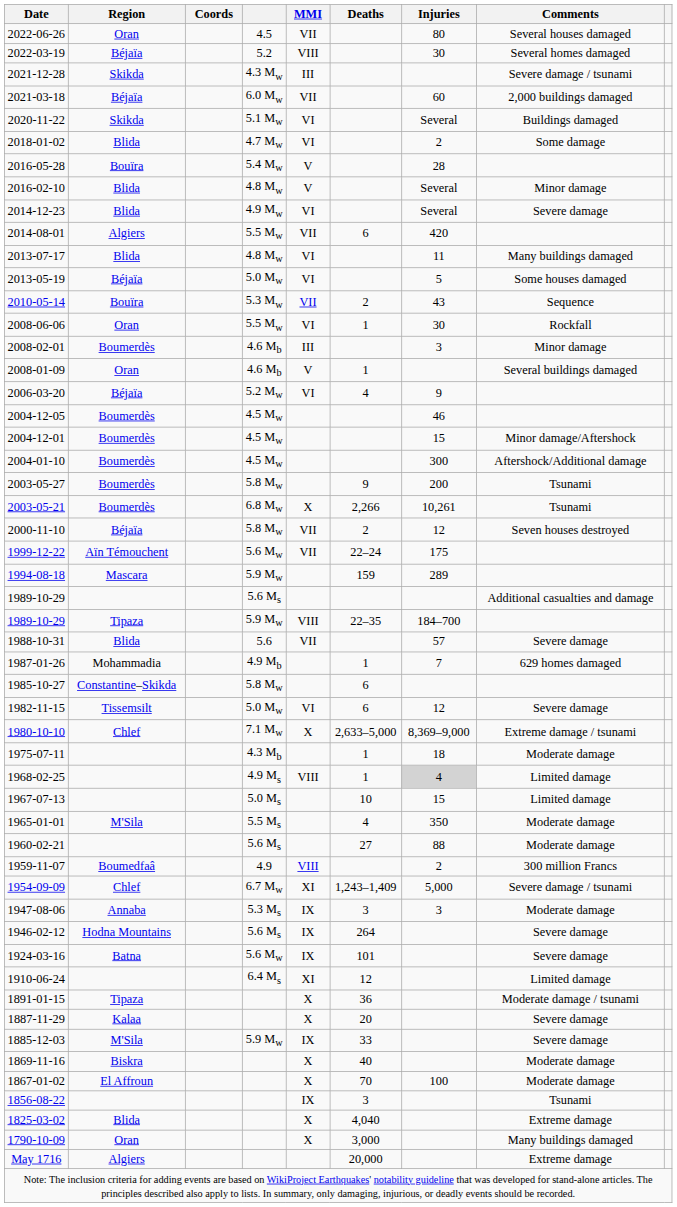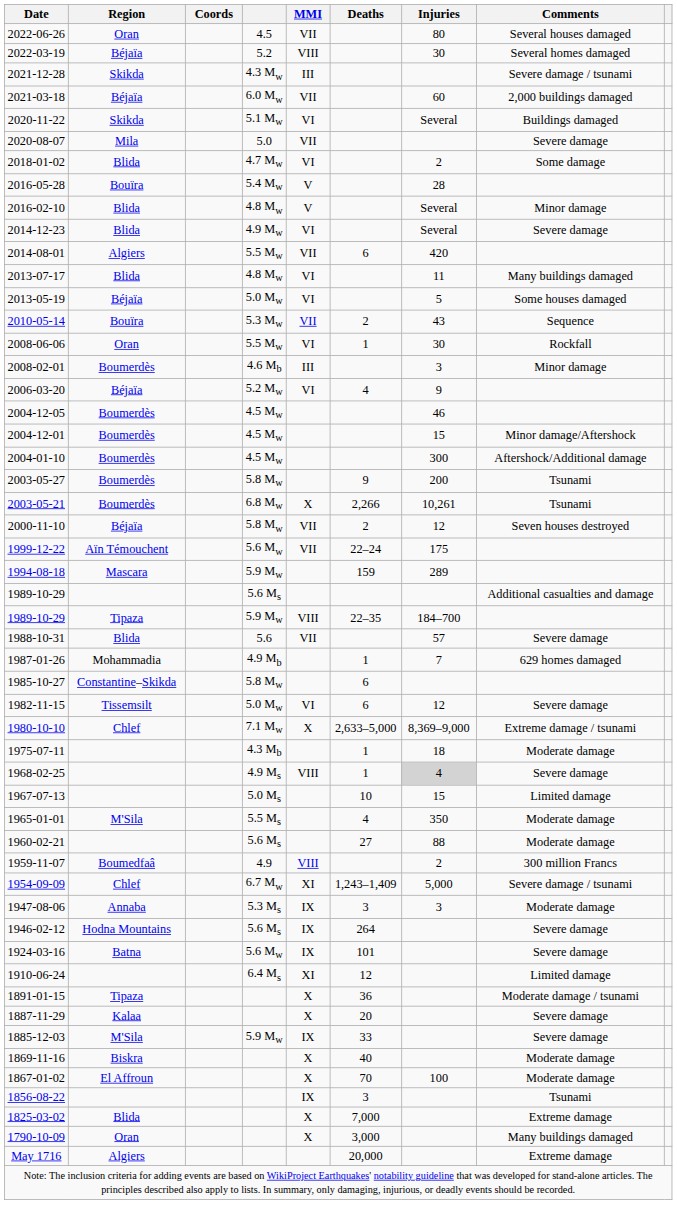+ row: (36, 141)
- row: (36, 370)
(570, 776) Limited damage -> (570, 773) Severe damage
(366, 1120) 4,040 -> (366, 1116) 7,000
